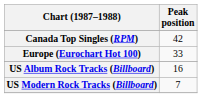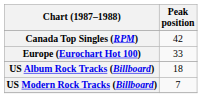(178, 69) 16 -> (178, 69) 18
